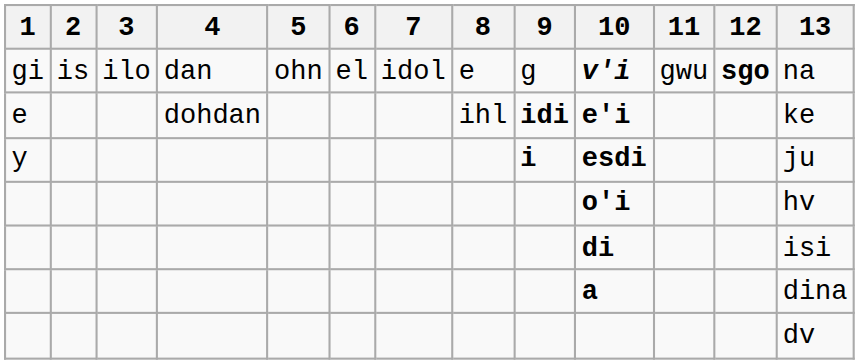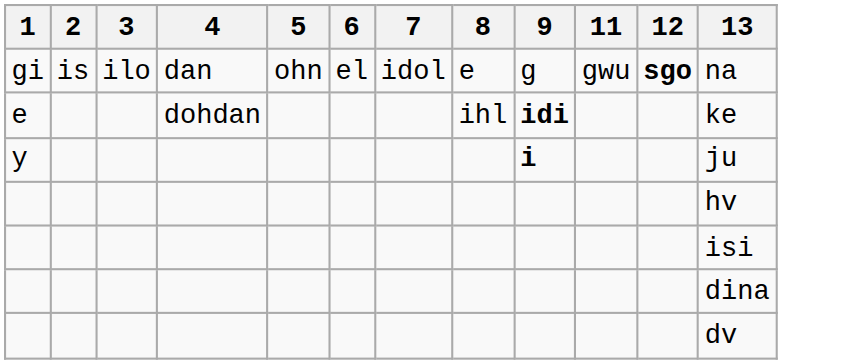- column: (614, 27)
